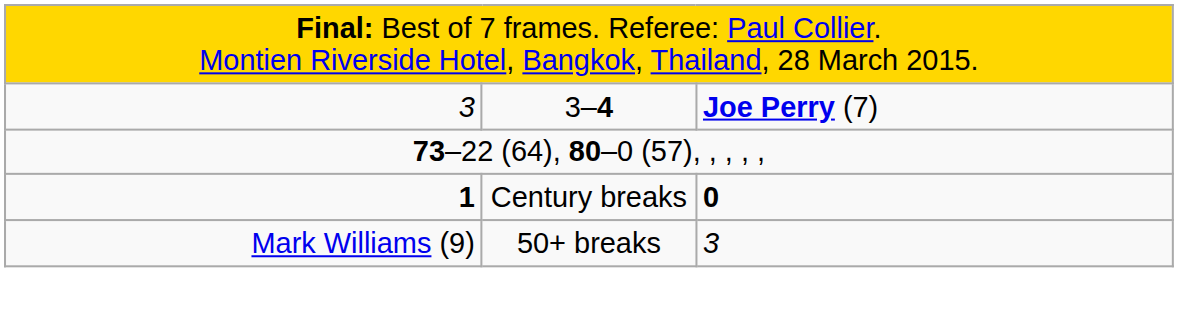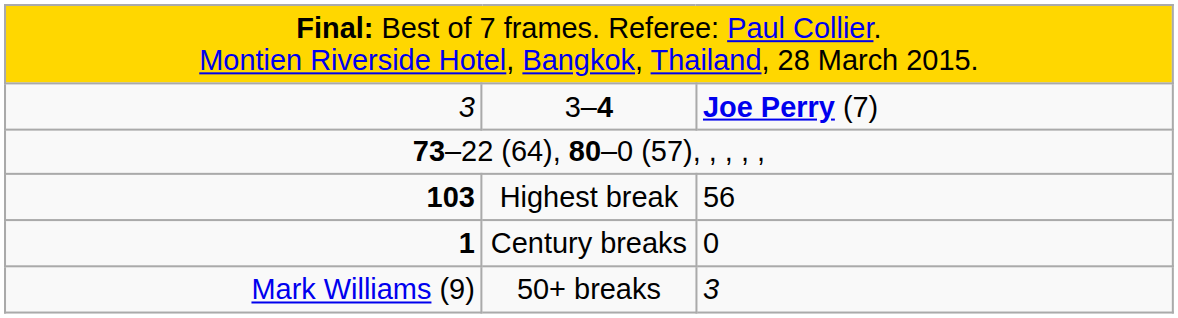+ row: (589, 198)
(711, 198) bold -> (711, 243) normal
